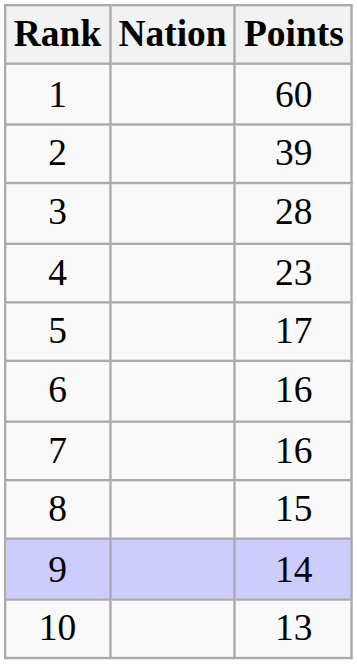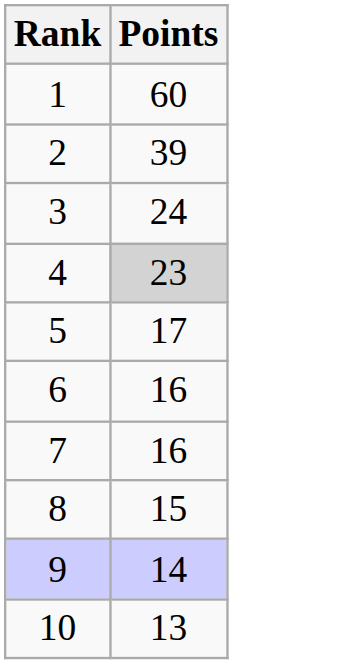- column: (173, 34)
(294, 212) 28 -> (168, 212) 24
(294, 271) no background -> (168, 271) lightgrey background
